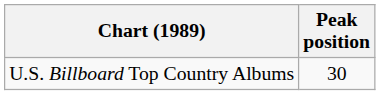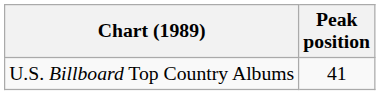(337, 73) 30 -> (337, 73) 41
